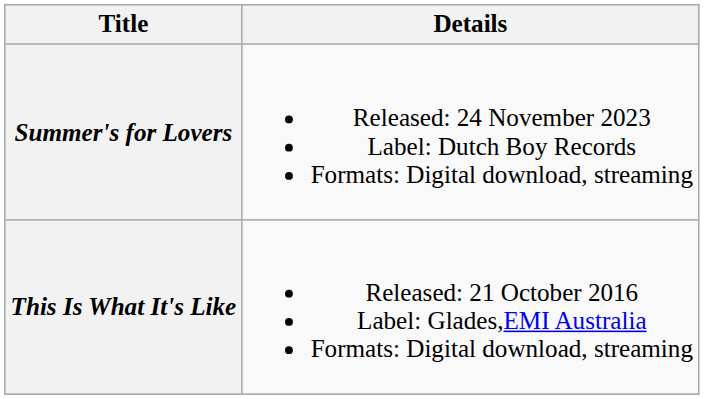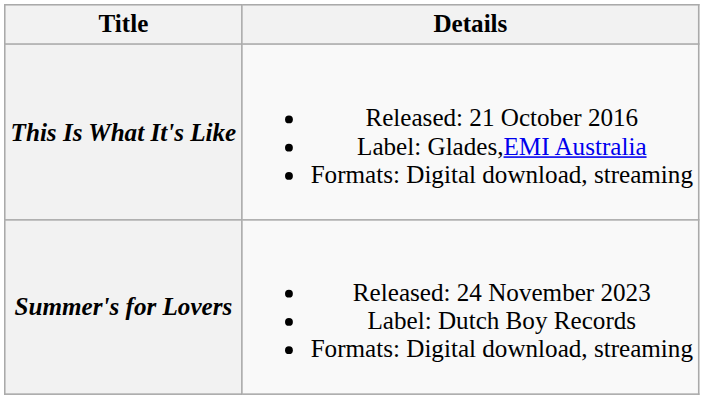rows swapped: (123, 306) <-> (123, 131)
